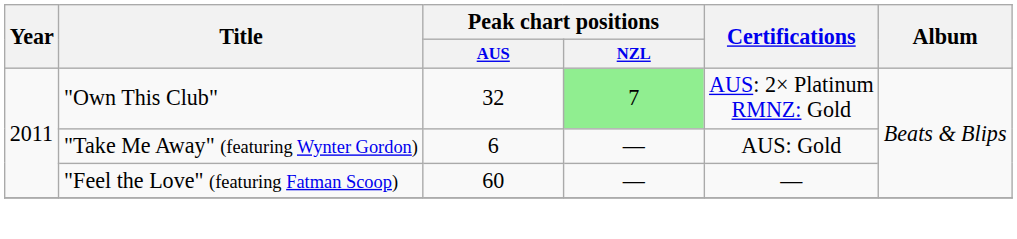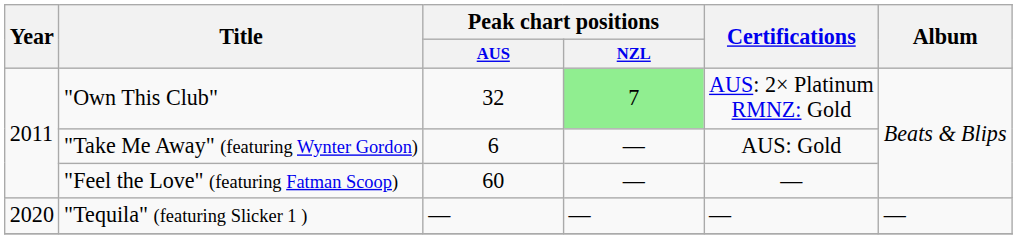+ row: (186, 215)
